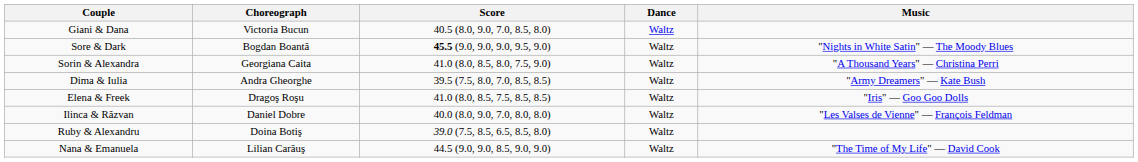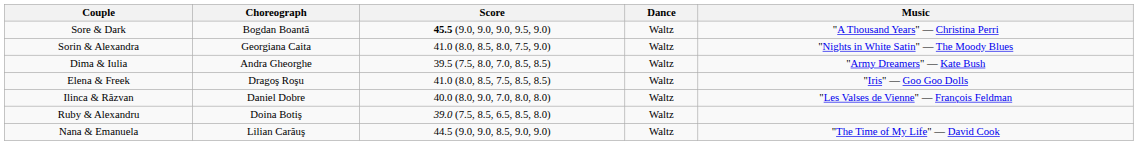- row: (99, 30)
(916, 47) "Nights in White Satin" — The Moody Blues -> (916, 30) "A Thousand Years" — Christina Perri
(916, 64) "A Thousand Years" — Christina Perri -> (916, 47) "Nights in White Satin" — The Moody Blues
